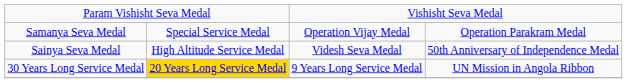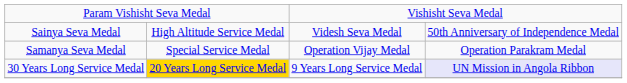rows swapped: (76, 31) <-> (76, 50)
(523, 68) no background -> (523, 68) lavender background
